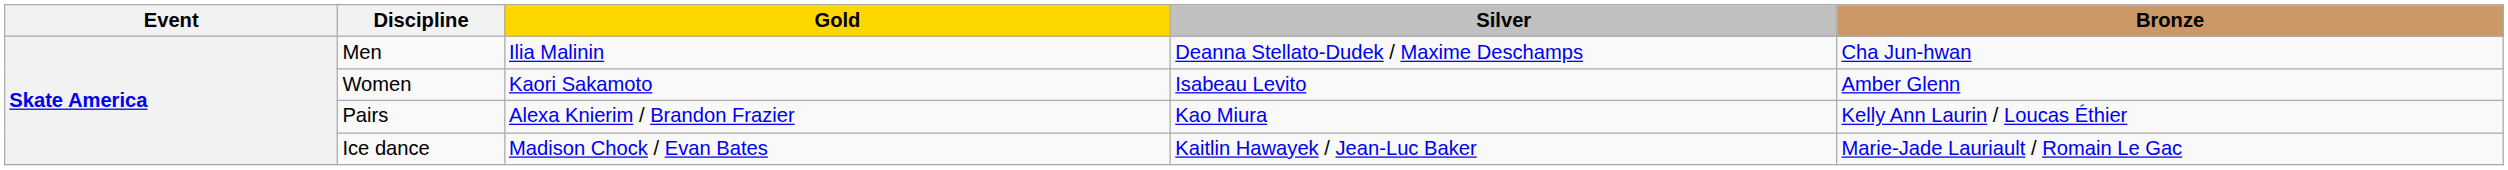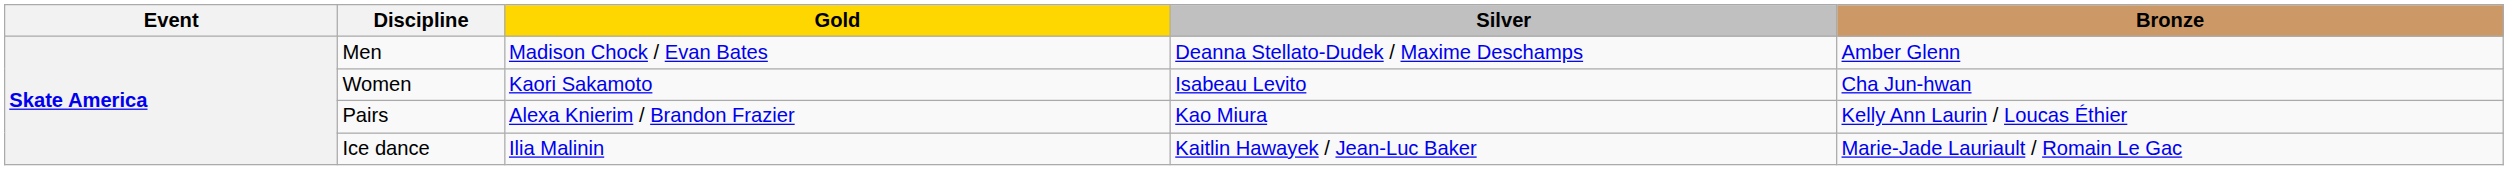(557, 52) Ilia Malinin -> (638, 52) Madison Chock / Evan Bates
(1907, 52) Cha Jun-hwan -> (1901, 52) Amber Glenn
(1901, 84) Amber Glenn -> (1907, 84) Cha Jun-hwan
(638, 148) Madison Chock / Evan Bates -> (557, 148) Ilia Malinin
